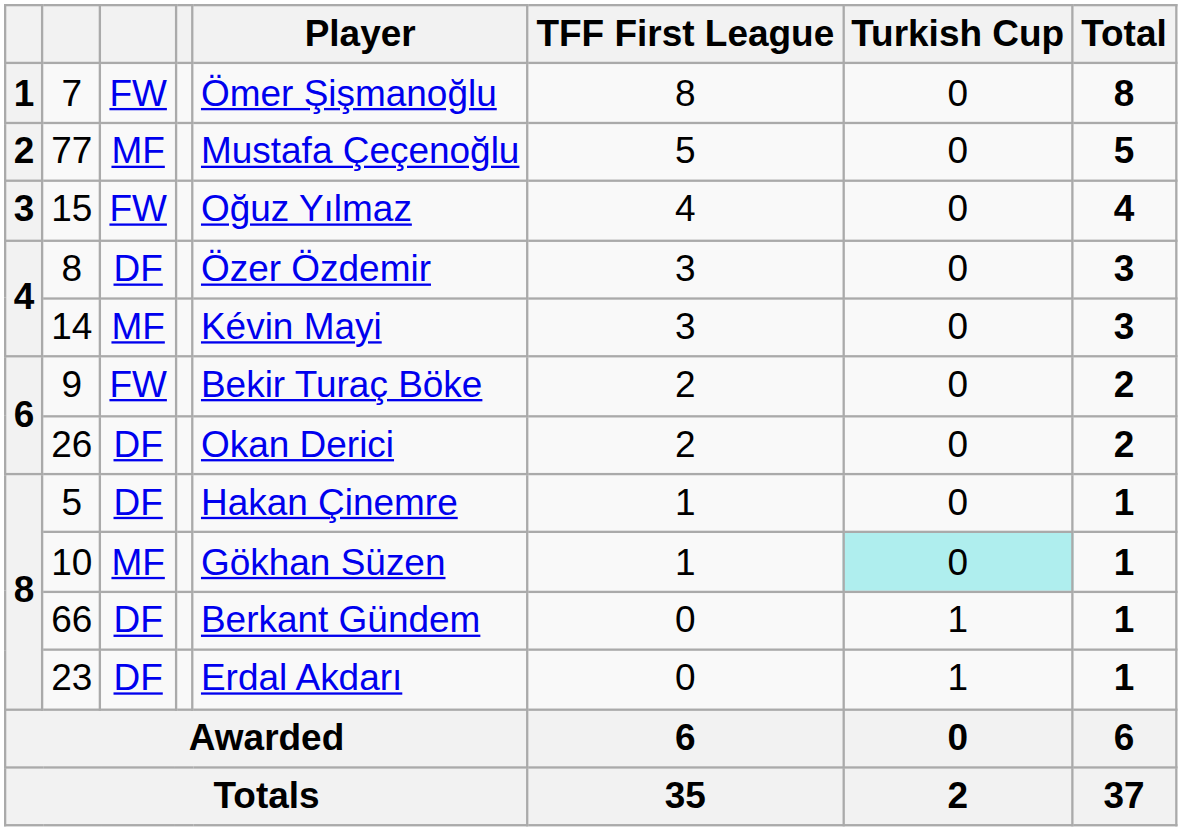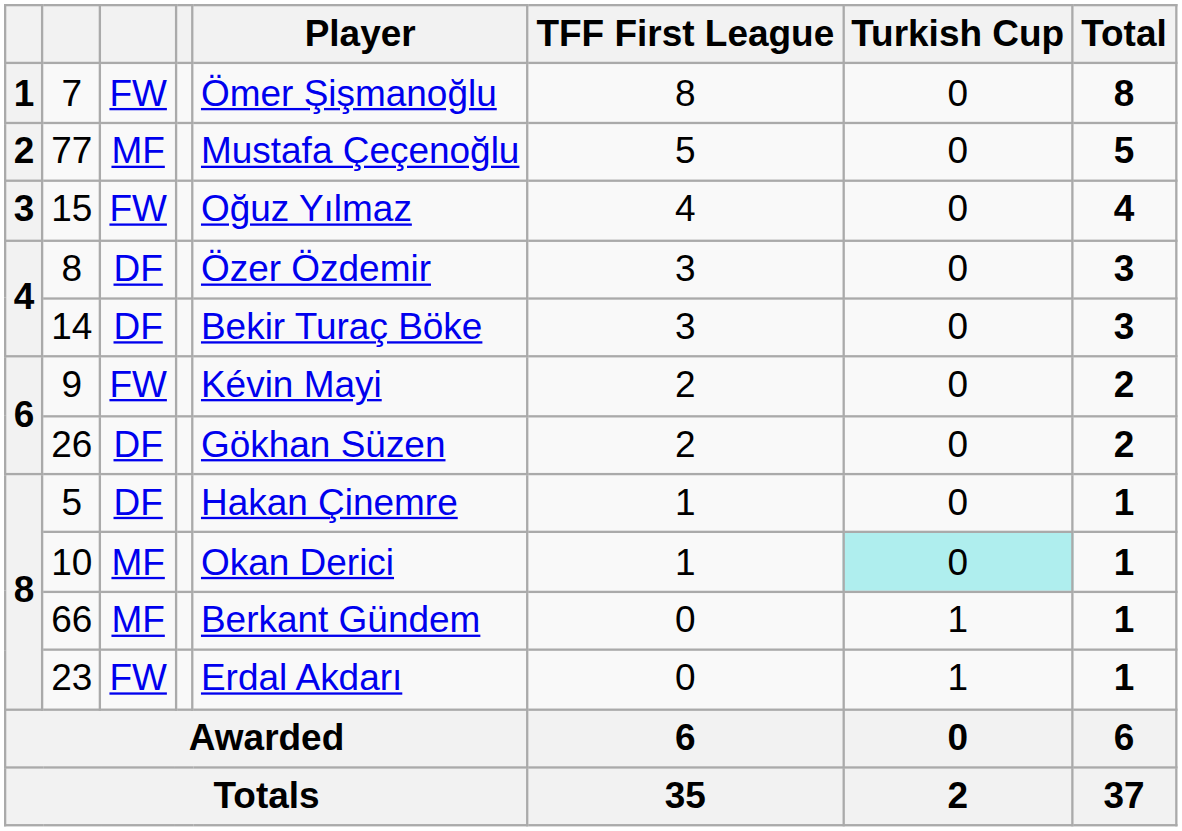(138, 326) MF -> (138, 326) DF
(291, 326) Kévin Mayi -> (342, 326) Bekir Turaç Böke
(342, 385) Bekir Turaç Böke -> (291, 385) Kévin Mayi
(297, 444) Okan Derici -> (323, 444) Gökhan Süzen
(323, 561) Gökhan Süzen -> (297, 561) Okan Derici
(138, 619) DF -> (138, 619) MF
(138, 678) DF -> (138, 678) FW
